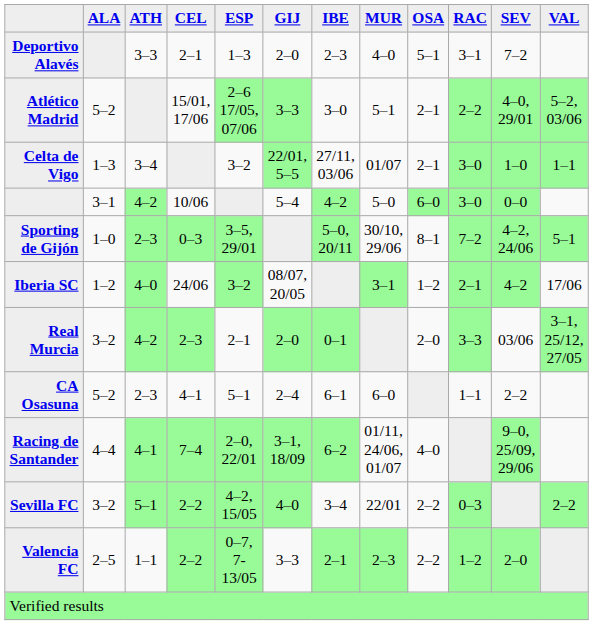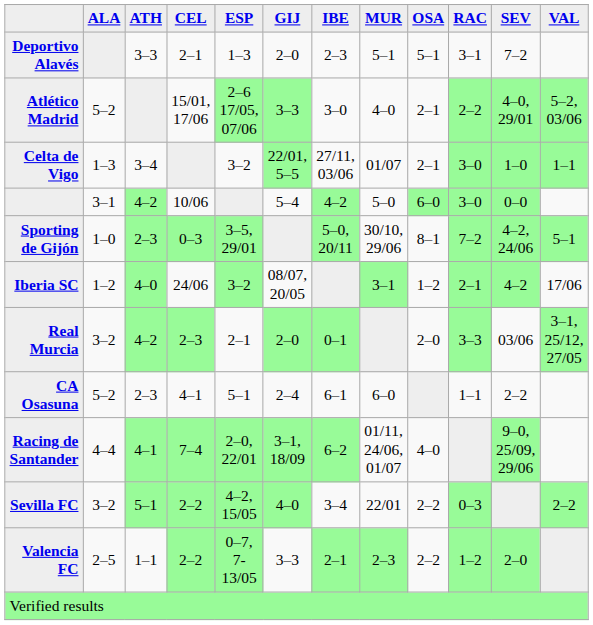(384, 54) 4–0 -> (384, 54) 5–1
(384, 110) 5–1 -> (384, 110) 4–0
